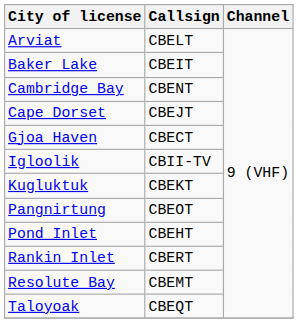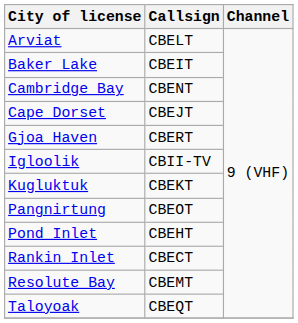(171, 137) CBECT -> (171, 137) CBERT
(171, 258) CBERT -> (171, 258) CBECT
